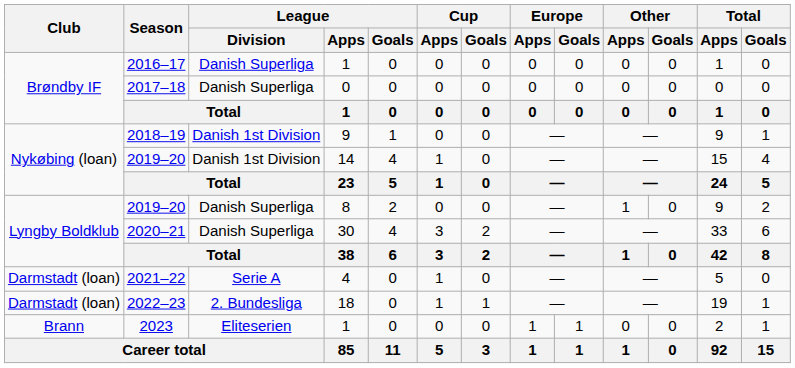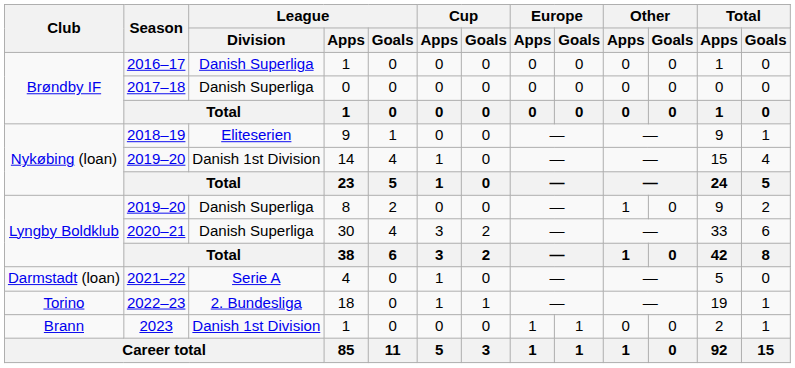(256, 135) Danish 1st Division -> (256, 135) Eliteserien
(64, 302) Darmstadt (loan) -> (64, 302) Torino
(256, 326) Eliteserien -> (256, 326) Danish 1st Division
